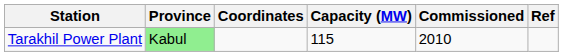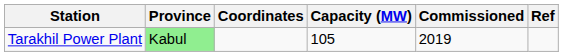(322, 39) 115 -> (323, 39) 105
(435, 39) 2010 -> (435, 39) 2019
